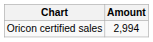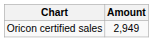(126, 28) 2,994 -> (126, 28) 2,949
